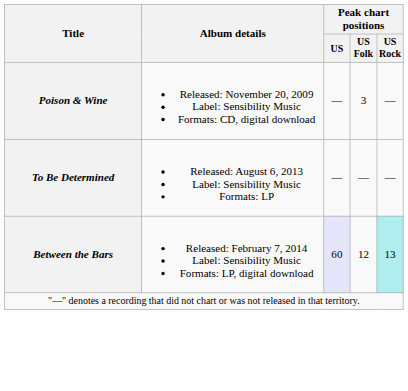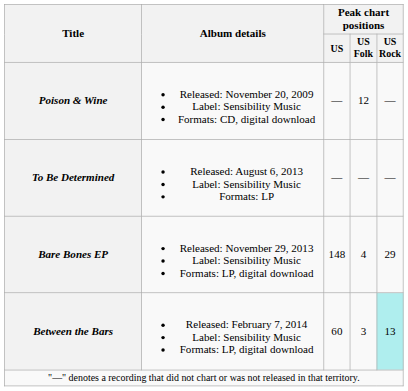(363, 100) 3 -> (363, 100) 12
+ row: (73, 254)
(337, 254) lavender background -> (337, 331) no background
(363, 254) 12 -> (363, 331) 3
